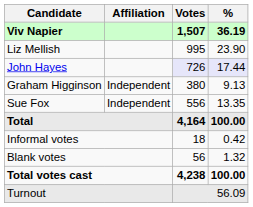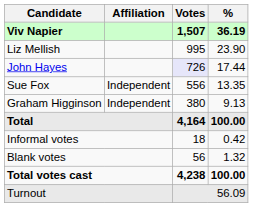(231, 67) lavender background -> (231, 67) no background
rows swapped: (28, 103) <-> (54, 85)
